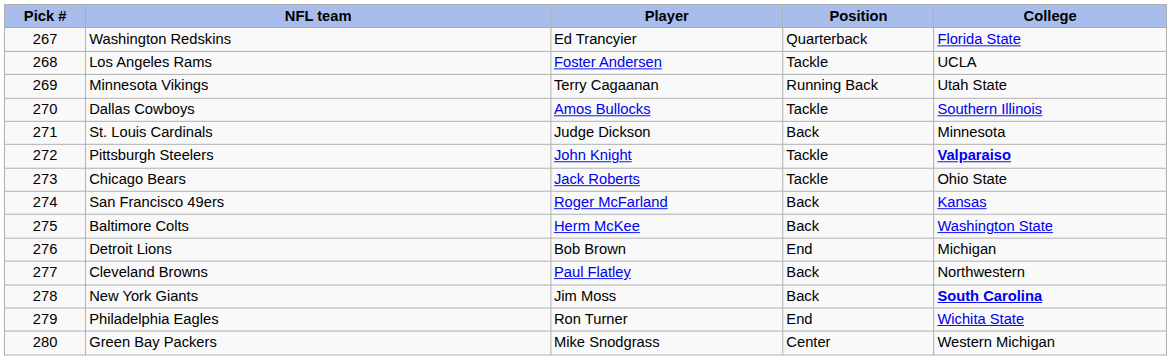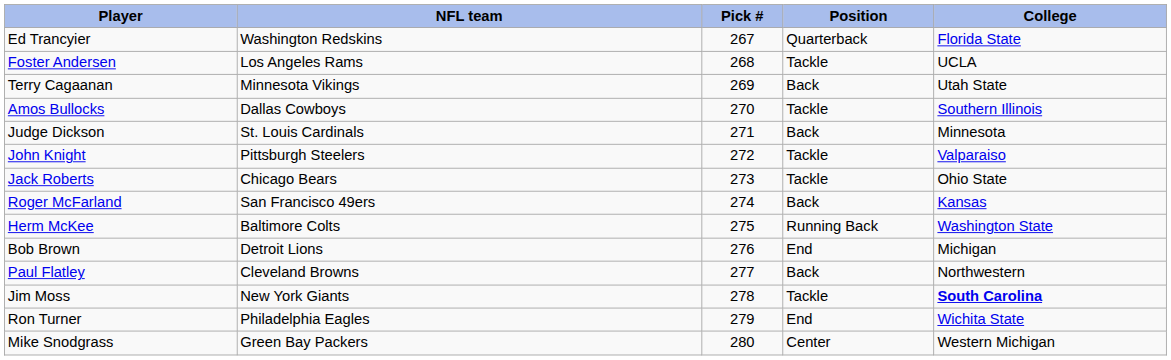columns swapped: (45, 16) <-> (667, 16)
(832, 86) Running Back -> (803, 86) Back
(974, 156) bold -> (972, 156) normal
(803, 226) Back -> (832, 226) Running Back
(803, 296) Back -> (807, 296) Tackle
